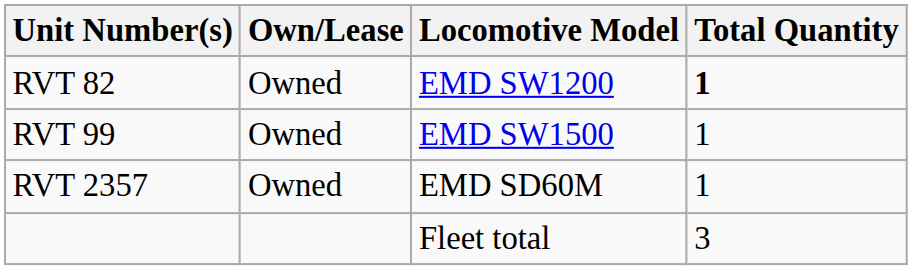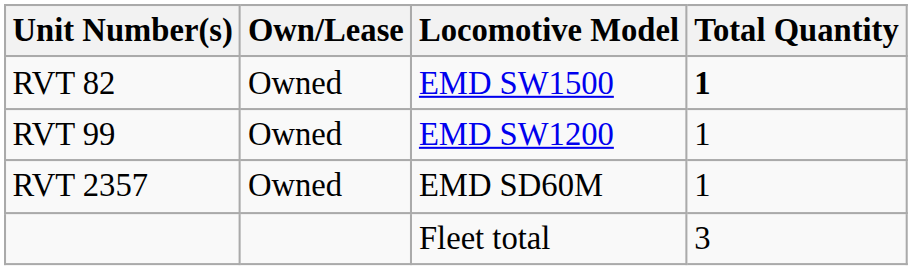(516, 82) EMD SW1200 -> (516, 82) EMD SW1500
(516, 133) EMD SW1500 -> (516, 133) EMD SW1200
